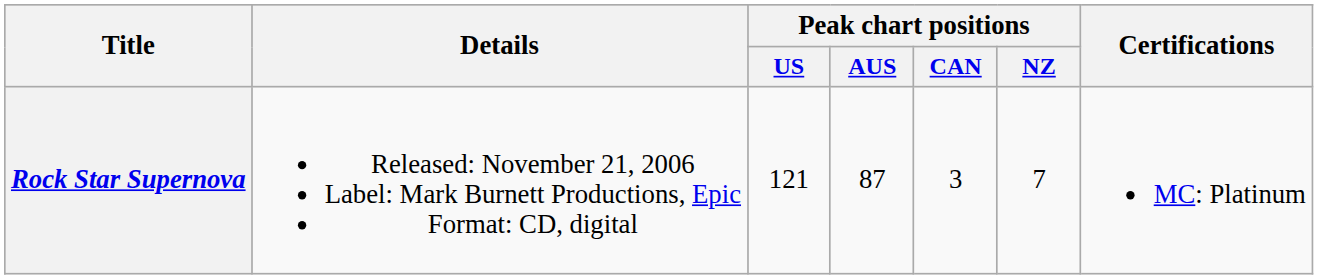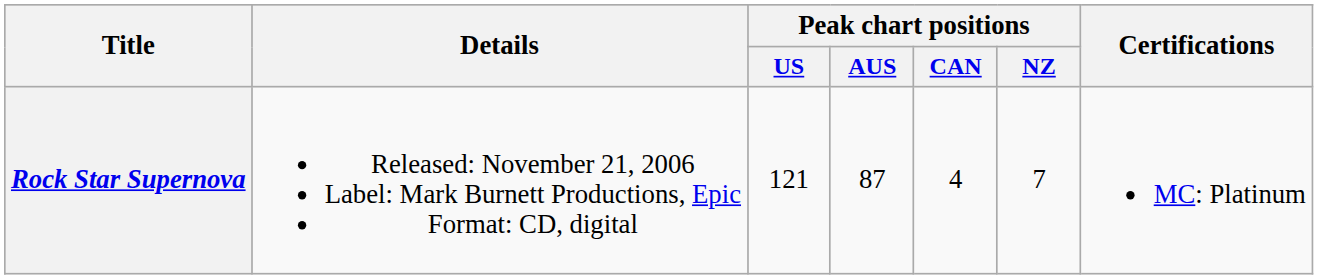(956, 179) 3 -> (956, 179) 4
